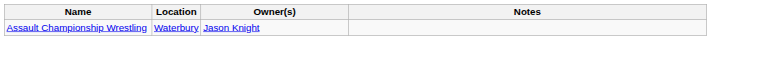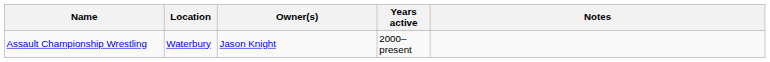+ column: (404, 17)
